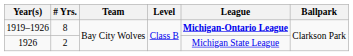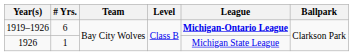(65, 27) 8 -> (65, 27) 6
(65, 43) 2 -> (65, 43) 1
